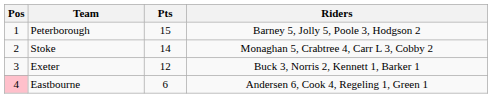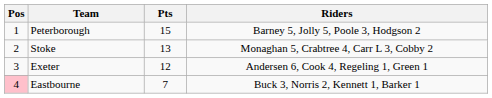(165, 48) 14 -> (165, 48) 13
(337, 66) Buck 3, Norris 2, Kennett 1, Barker 1 -> (337, 66) Andersen 6, Cook 4, Regeling 1, Green 1
(165, 84) 6 -> (165, 84) 7
(337, 84) Andersen 6, Cook 4, Regeling 1, Green 1 -> (337, 84) Buck 3, Norris 2, Kennett 1, Barker 1
